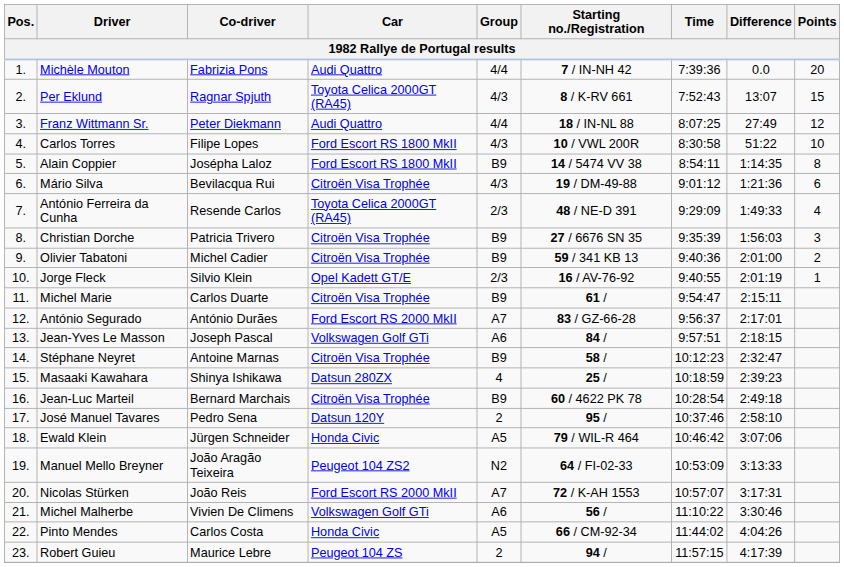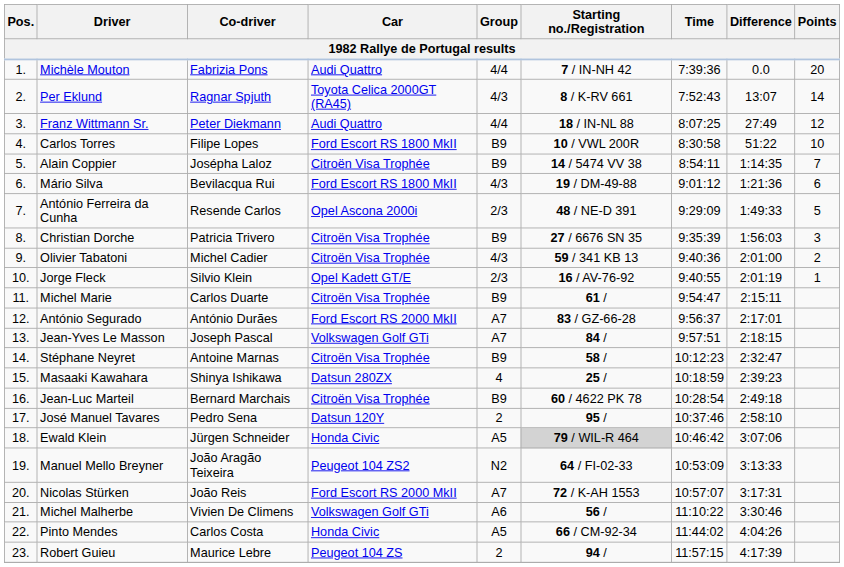(817, 97) 15 -> (817, 97) 14
(499, 144) 4/3 -> (499, 144) B9
(384, 164) Ford Escort RS 1800 MkII -> (370, 164) Citroën Visa Trophée
(817, 164) 8 -> (817, 164) 7
(370, 184) Citroën Visa Trophée -> (384, 184) Ford Escort RS 1800 MkII
(374, 211) Toyota Celica 2000GT (RA45) -> (364, 211) Opel Ascona 2000i
(817, 211) 4 -> (817, 211) 5
(499, 258) B9 -> (499, 258) 4/3
(499, 338) A6 -> (499, 338) A7
(596, 438) no background -> (596, 438) lightgrey background
